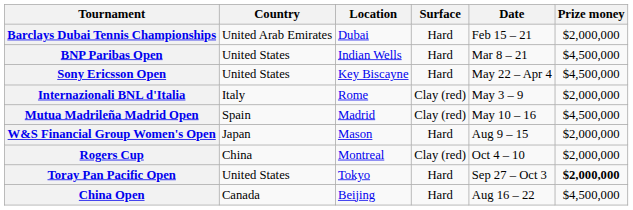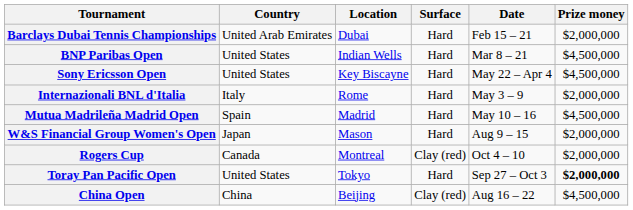(440, 94) Clay (red) -> (440, 94) Hard
(440, 114) Clay (red) -> (440, 114) Hard
(237, 154) China -> (241, 154) Canada
(241, 194) Canada -> (237, 194) China
(440, 194) Hard -> (440, 194) Clay (red)
